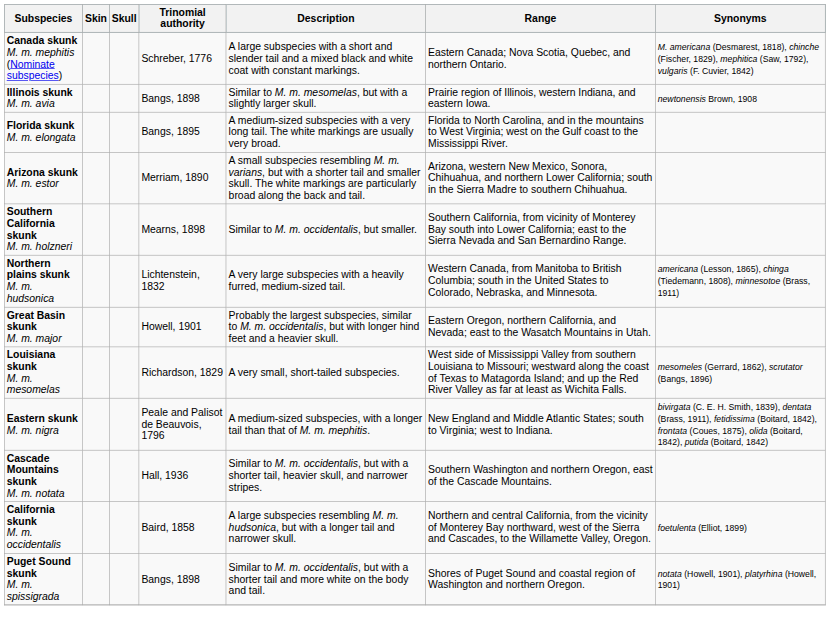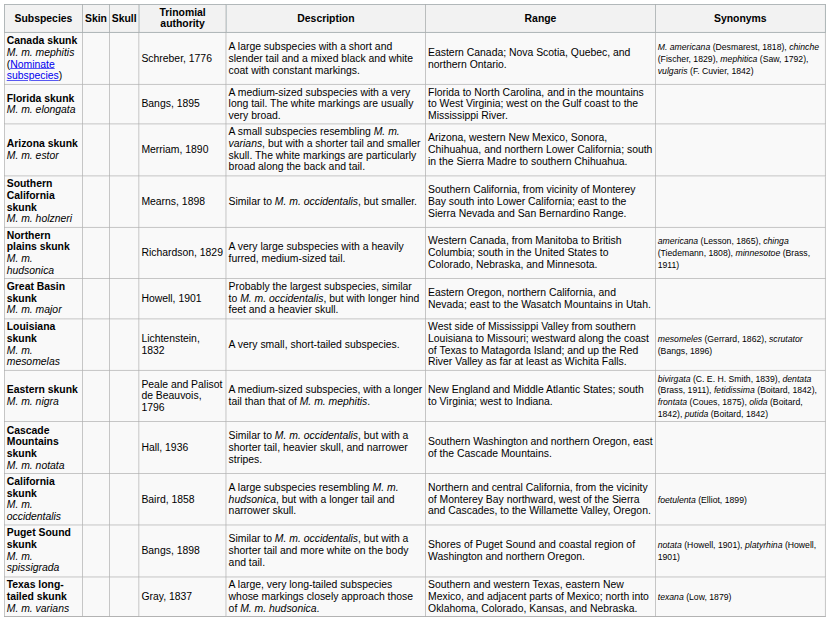- row: (40, 98)
(171, 281) Lichtenstein, 1832 -> (182, 253) Richardson, 1829
(182, 372) Richardson, 1829 -> (171, 344) Lichtenstein, 1832
+ row: (38, 596)
